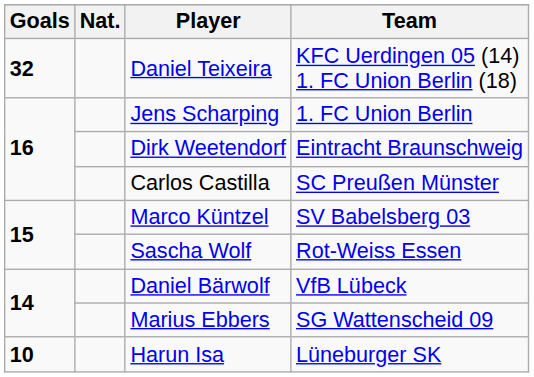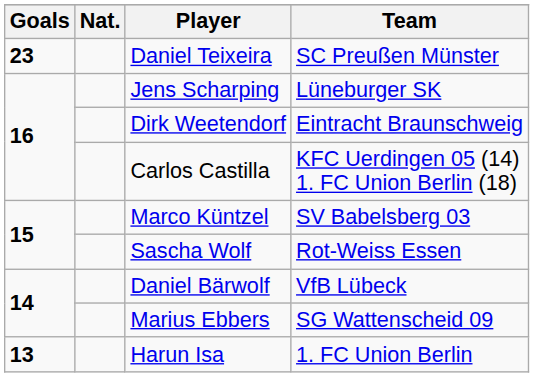(22, 68) 32 -> (22, 55) 23
(408, 68) KFC Uerdingen 05 (14) 1. FC Union Berlin (18) -> (397, 55) SC Preußen Münster
(384, 114) 1. FC Union Berlin -> (369, 90) Lüneburger SK
(397, 182) SC Preußen Münster -> (408, 170) KFC Uerdingen 05 (14) 1. FC Union Berlin (18)
(22, 354) 10 -> (22, 354) 13
(369, 354) Lüneburger SK -> (384, 354) 1. FC Union Berlin
